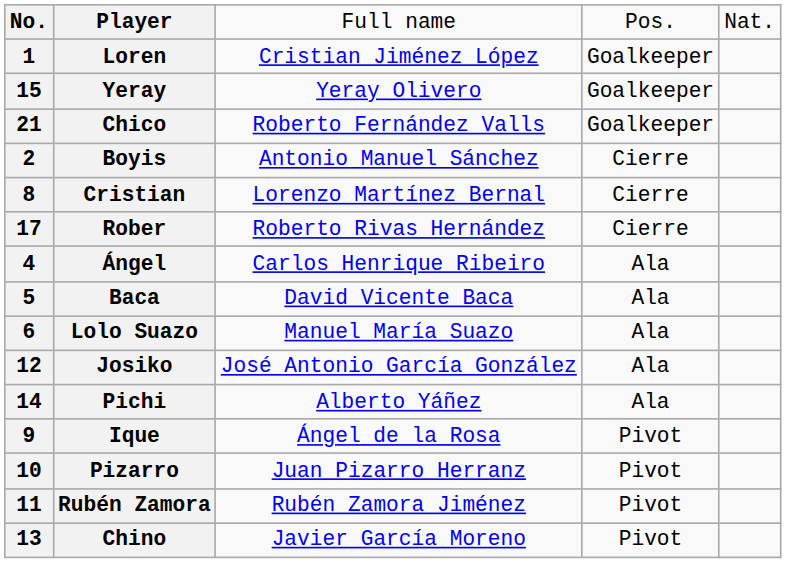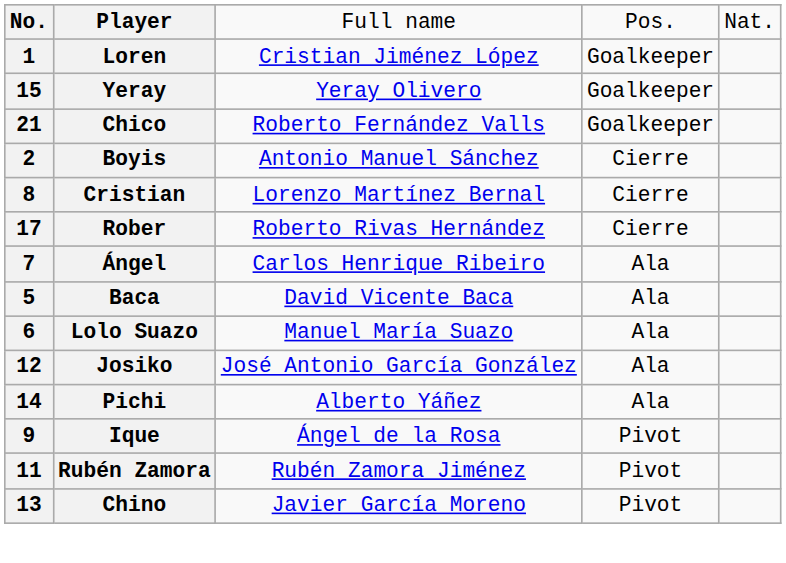(29, 264) 4 -> (29, 264) 7
- row: (134, 471)
